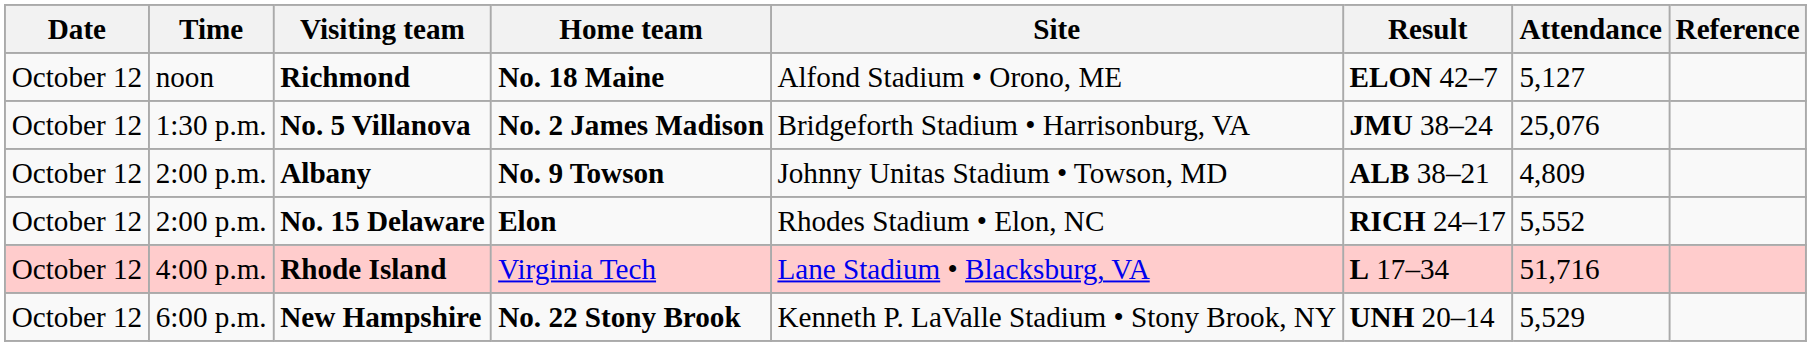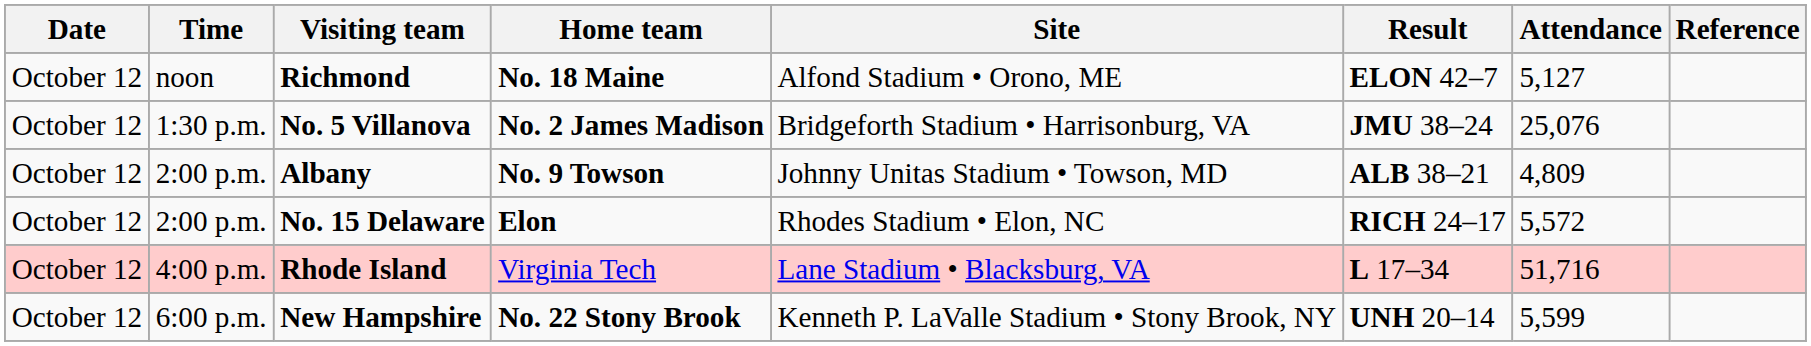(1552, 221) 5,552 -> (1552, 221) 5,572
(1552, 317) 5,529 -> (1552, 317) 5,599
